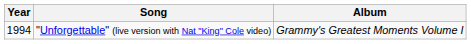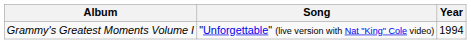columns swapped: (19, 13) <-> (370, 13)
